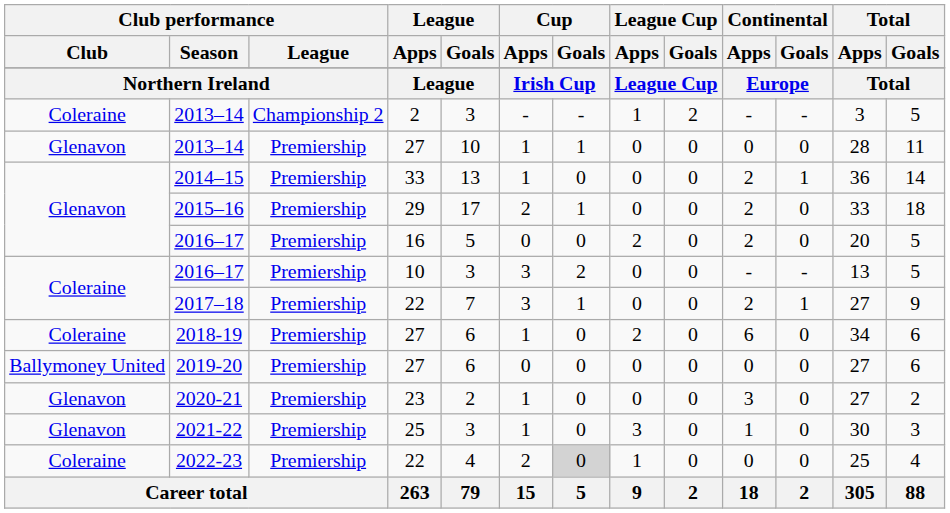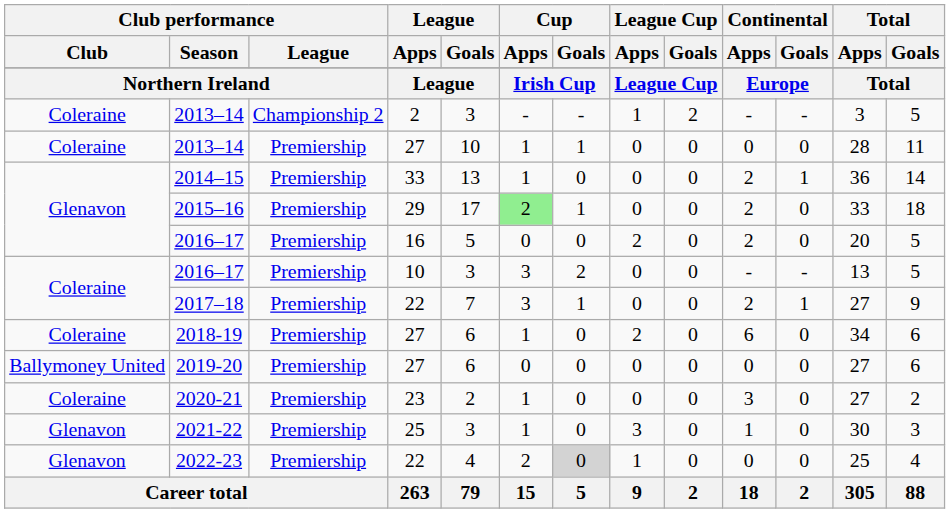(87, 146) Glenavon -> (87, 146) Coleraine
(526, 209) no background -> (526, 209) lightgreen background
(87, 397) Glenavon -> (87, 397) Coleraine
(87, 460) Coleraine -> (87, 460) Glenavon
